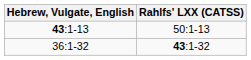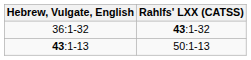rows swapped: (70, 30) <-> (70, 47)
